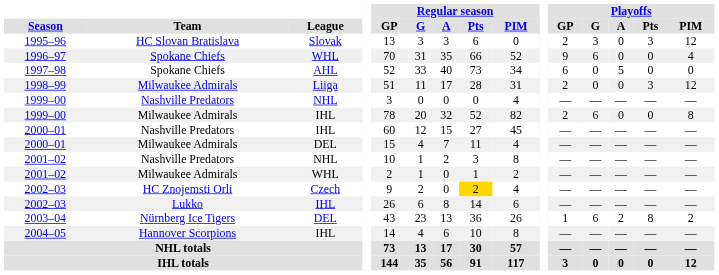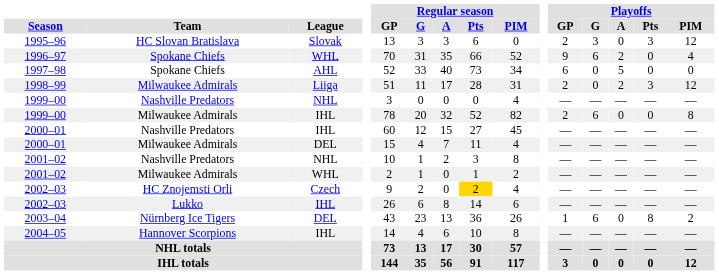(621, 55) 0 -> (621, 55) 2
(621, 85) 0 -> (621, 85) 2
(621, 218) 2 -> (621, 218) 0
